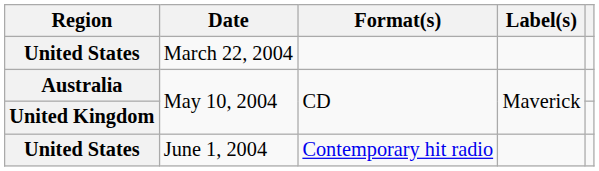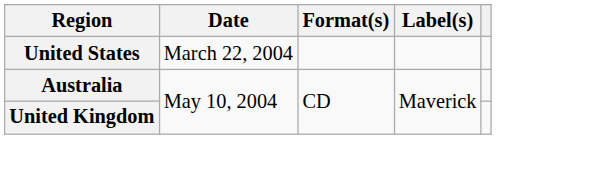- row: (82, 149)
